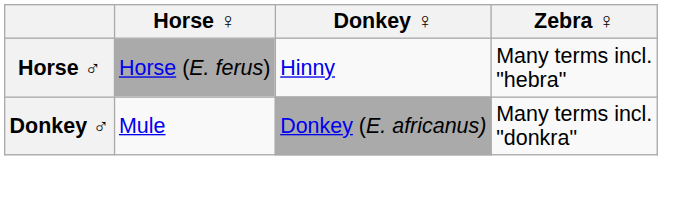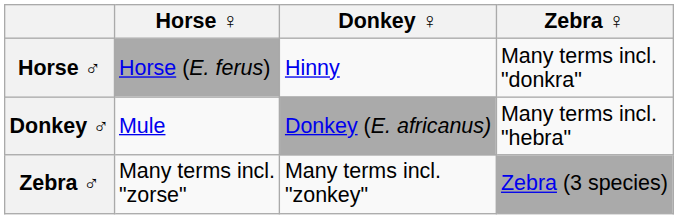(574, 67) Many terms incl. "hebra" -> (579, 67) Many terms incl. "donkra"
(574, 125) Many terms incl. "donkra" -> (579, 125) Many terms incl. "hebra"
+ row: (59, 183)
